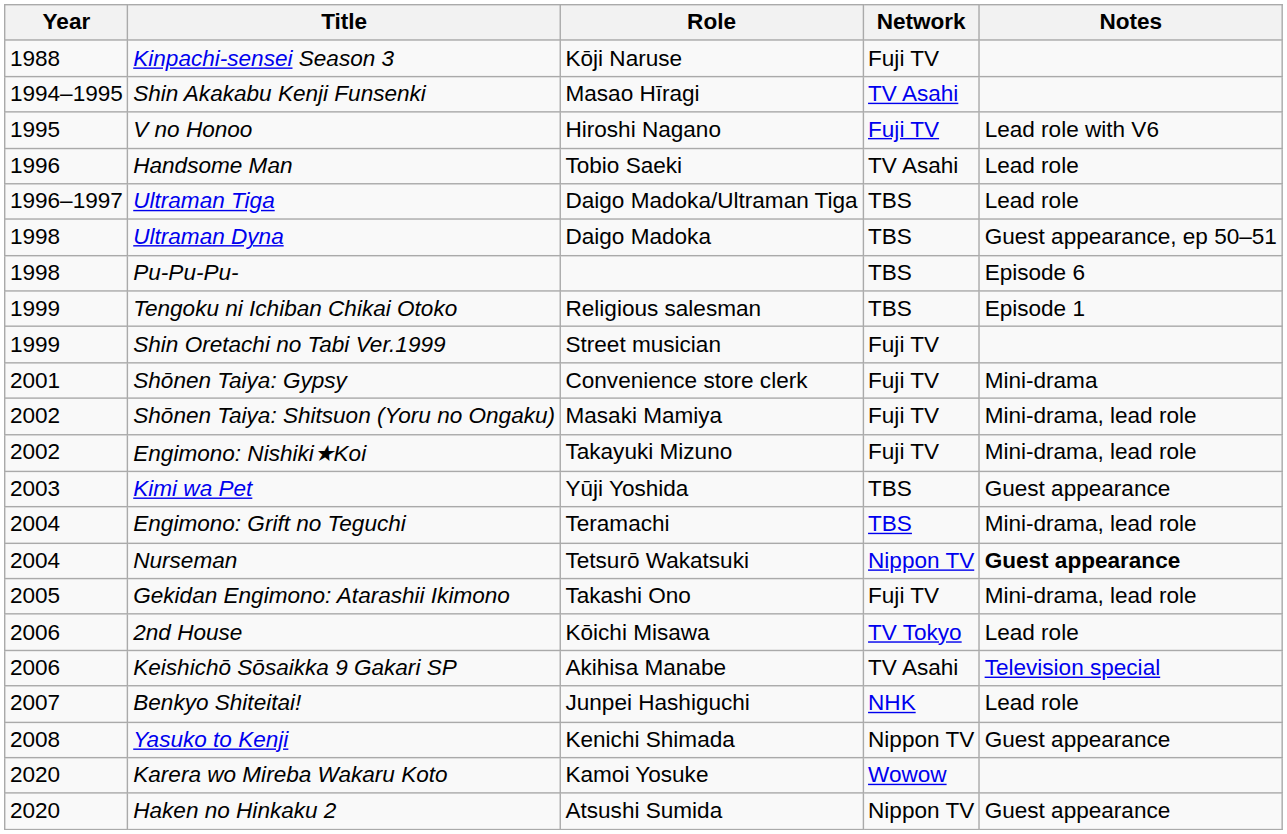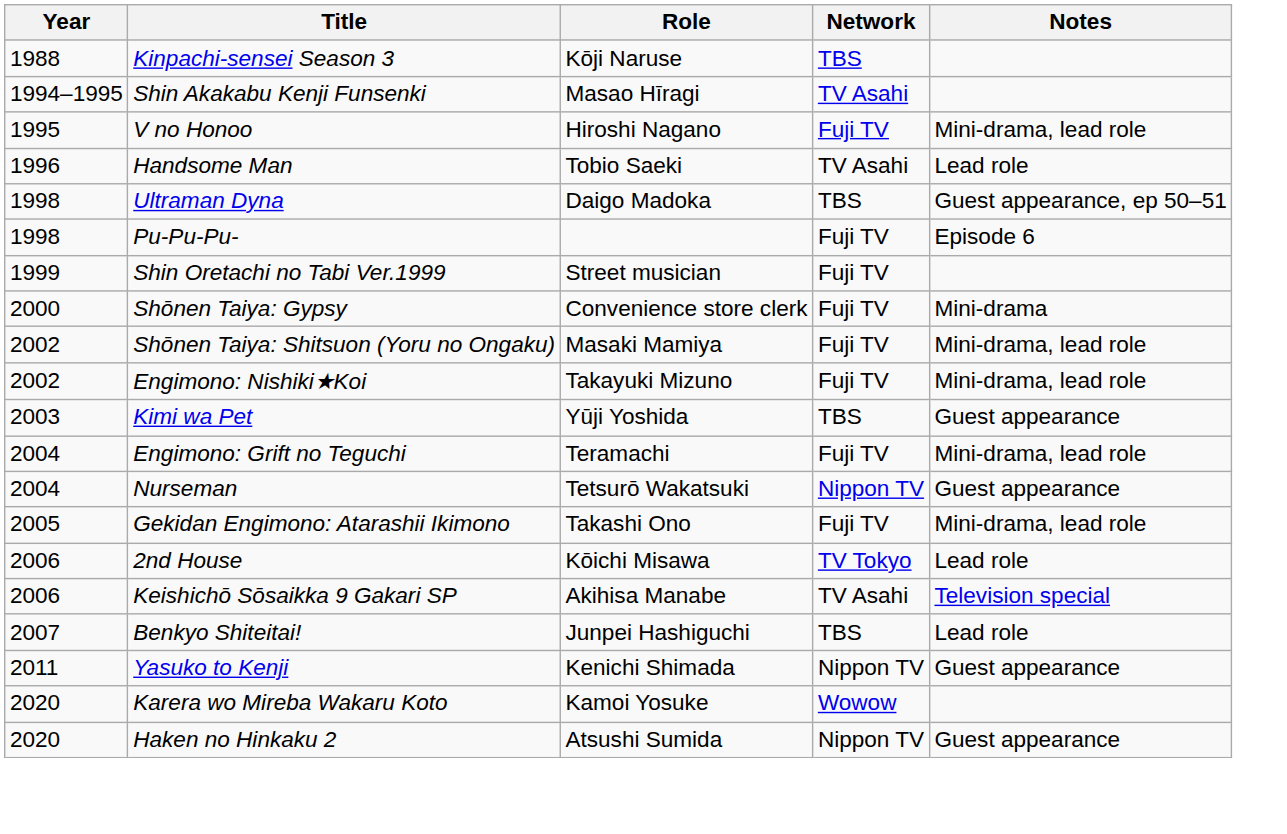(904, 58) Fuji TV -> (840, 58) TBS
(1072, 129) Lead role with V6 -> (1040, 129) Mini-drama, lead role
- row: (204, 201)
(890, 272) TBS -> (853, 237) Fuji TV
- row: (295, 308)
(35, 380) 2001 -> (35, 308) 2000
(890, 524) TBS -> (853, 453) Fuji TV
(1082, 560) bold -> (1027, 488) normal
(892, 703) NHK -> (840, 632) TBS
(35, 739) 2008 -> (34, 667) 2011
